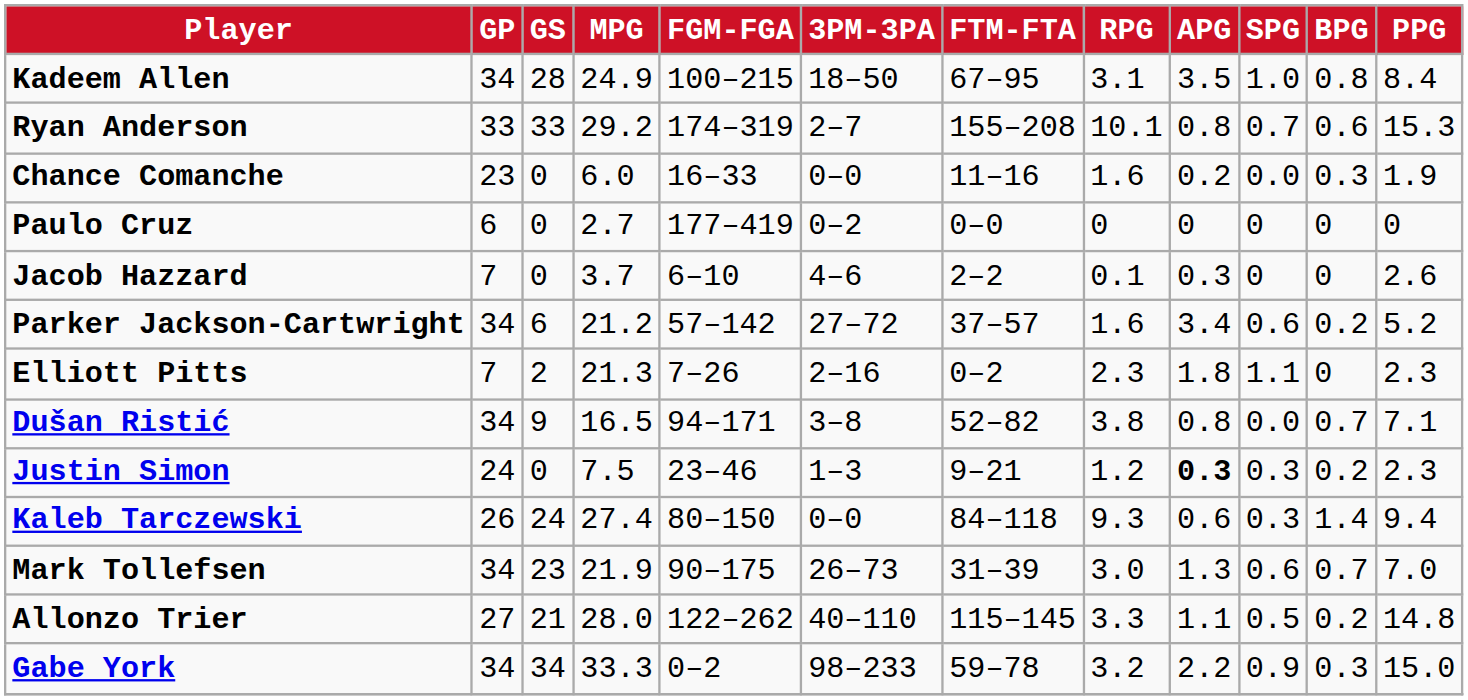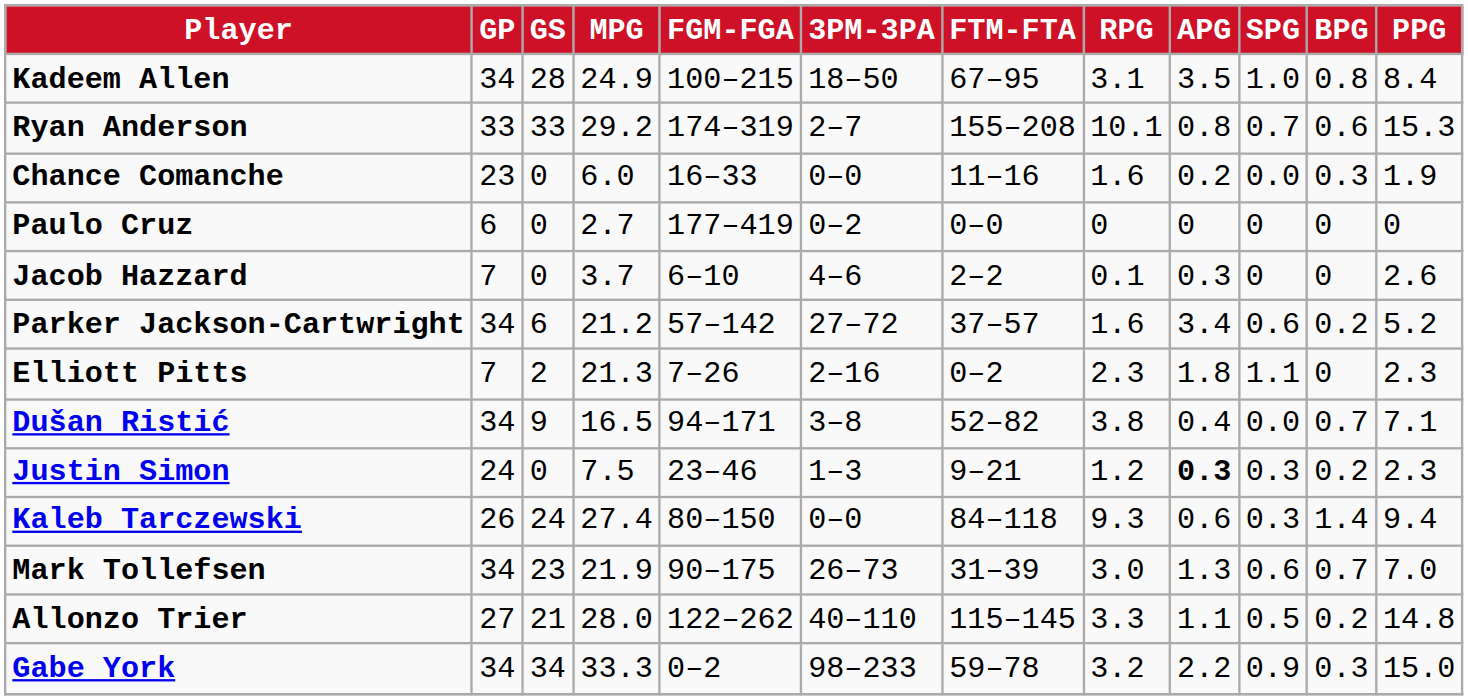(1204, 423) 0.8 -> (1204, 423) 0.4
